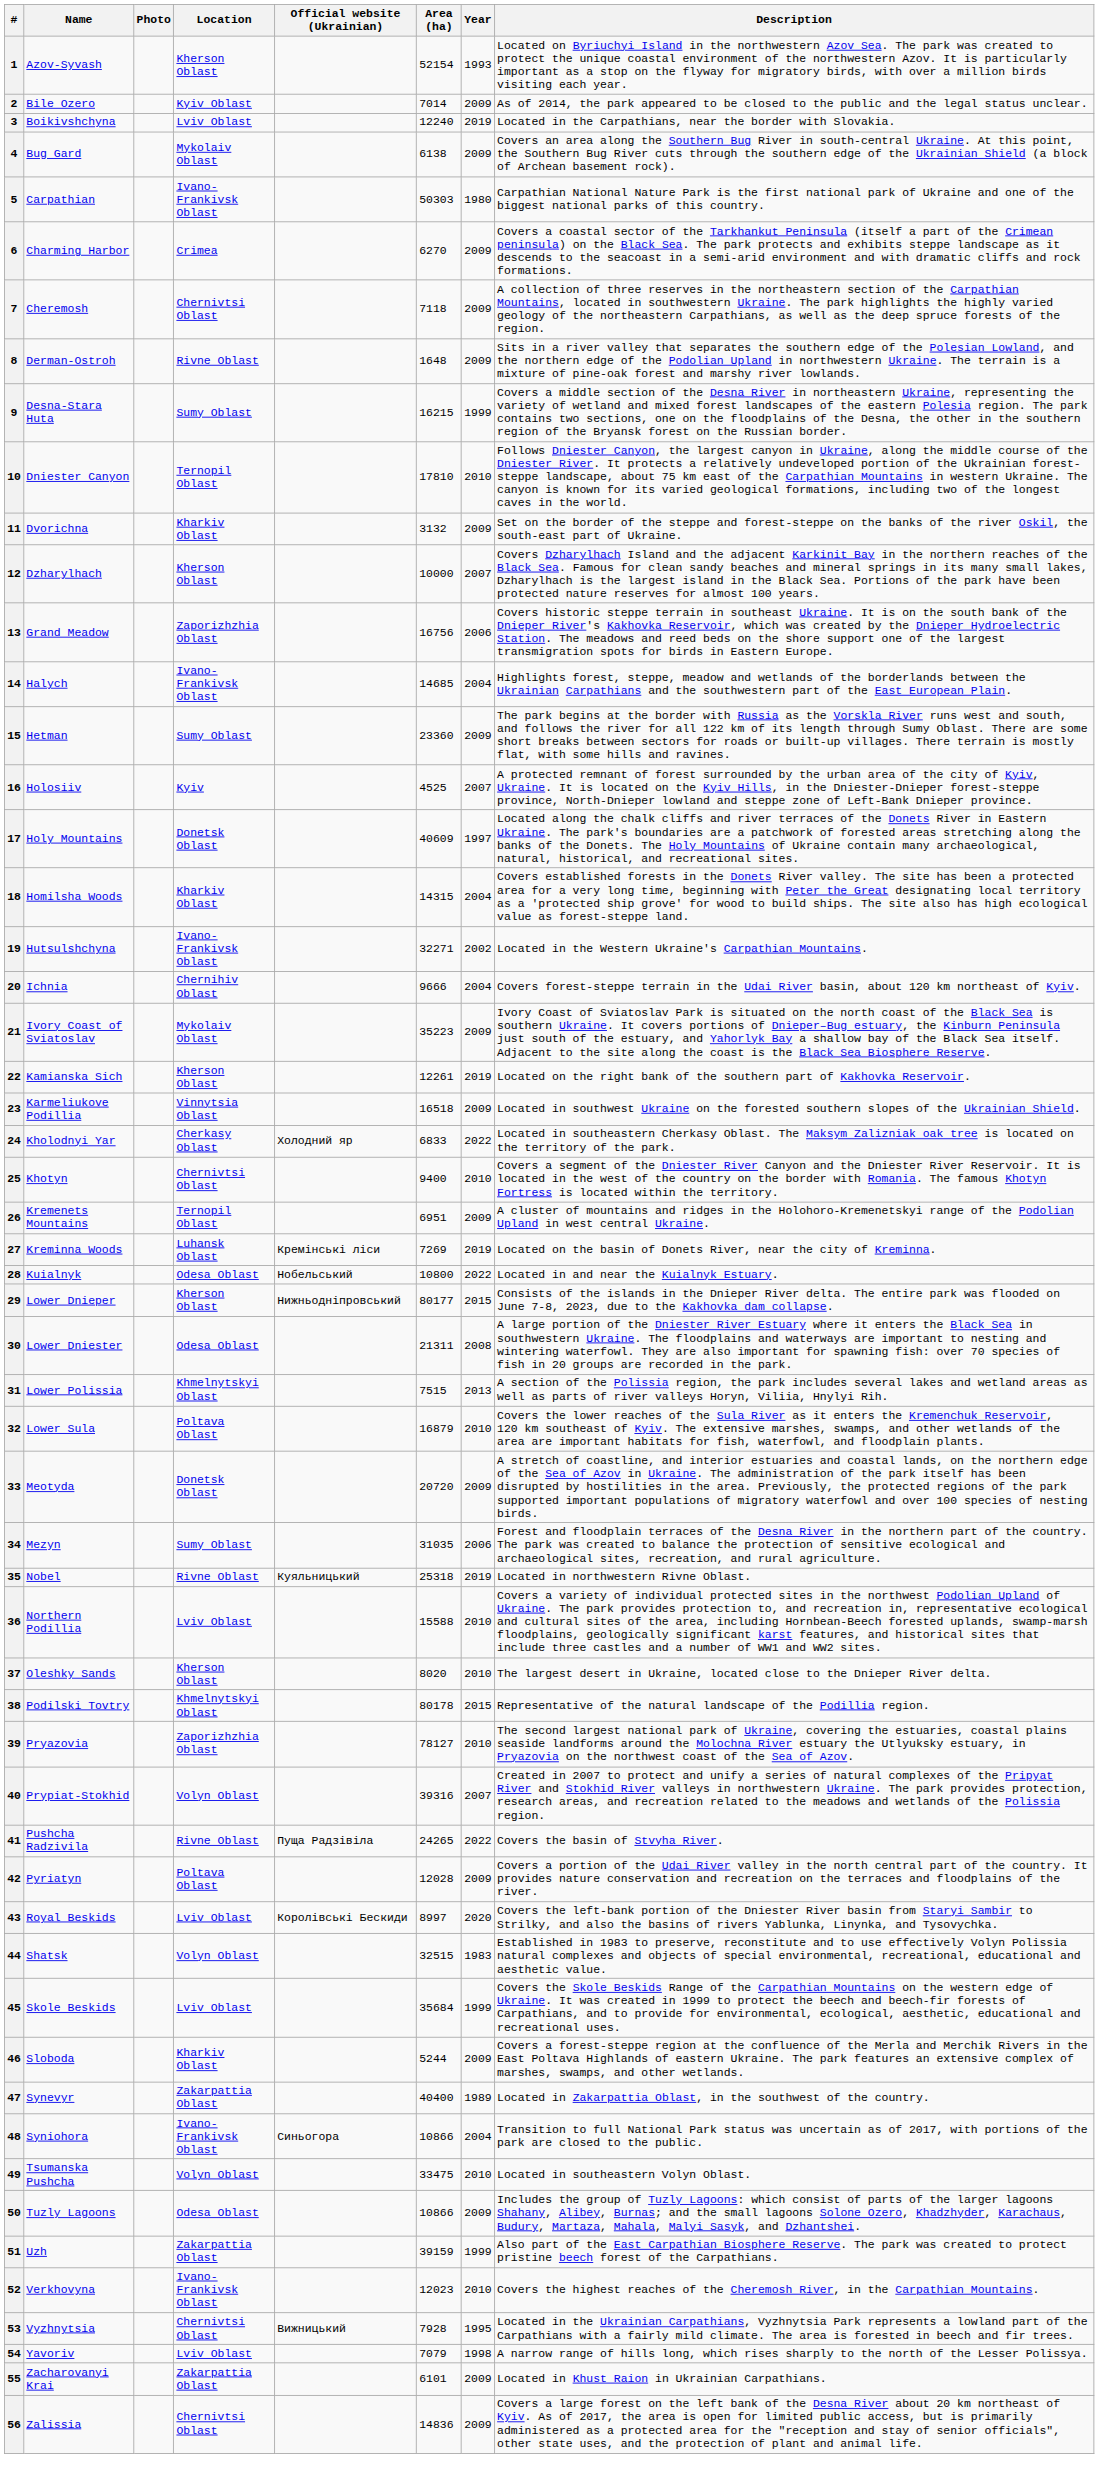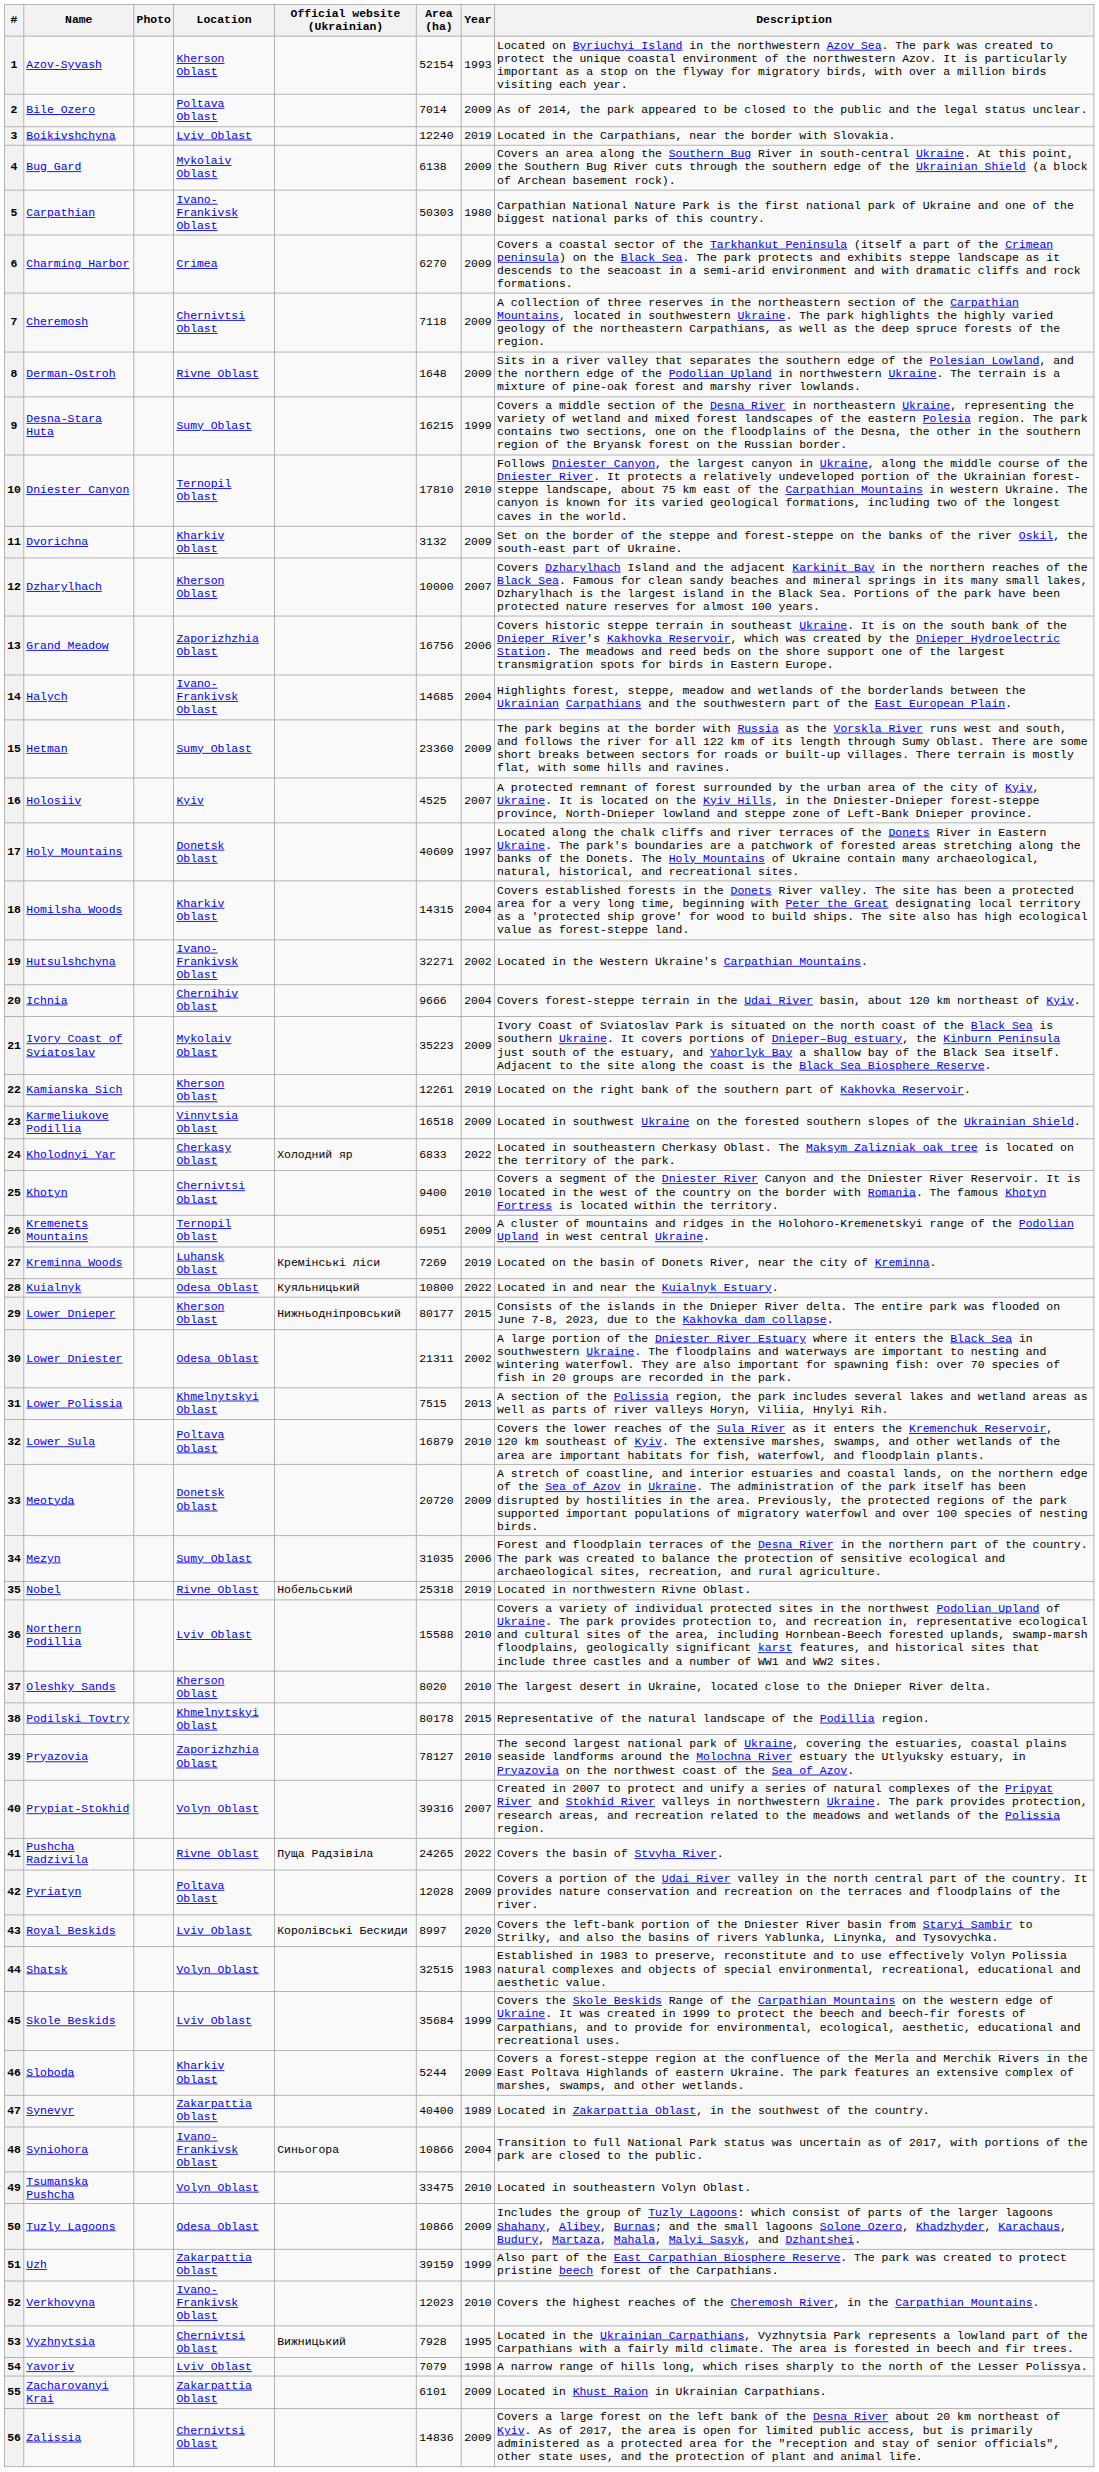(214, 104) Kyiv Oblast -> (200, 110) Poltava Oblast
(315, 1275) Нобельський -> (318, 1288) Куяльницький
(478, 1345) 2008 -> (478, 1359) 2002
(318, 1577) Куяльницький -> (315, 1590) Нобельський
